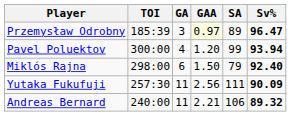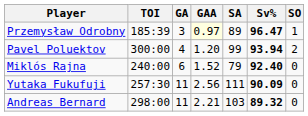+ column: (295, 13)
(150, 67) 298:00 -> (150, 67) 240:00
(207, 67) 1.50 -> (207, 67) 1.52
(150, 102) 240:00 -> (150, 102) 298:00
(235, 102) 106 -> (235, 102) 103
